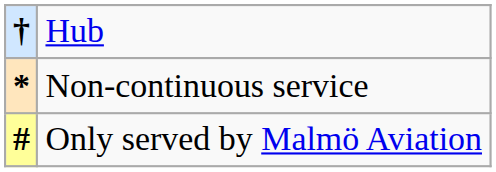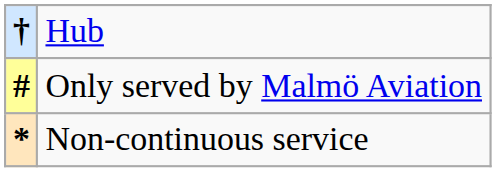rows swapped: (21, 85) <-> (21, 138)
